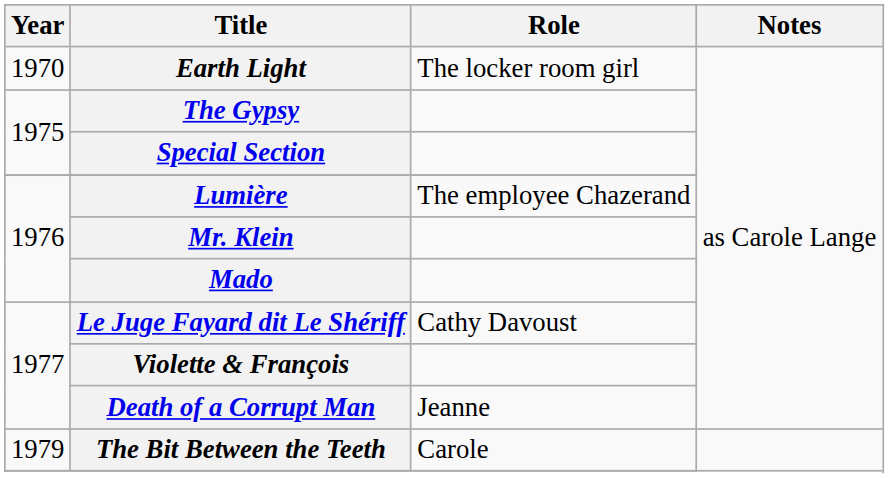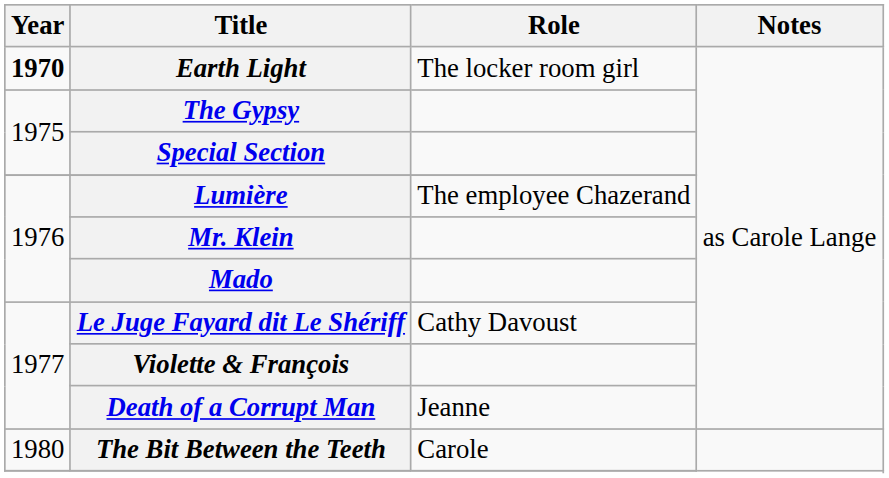(38, 68) normal -> (38, 68) bold
(38, 449) 1979 -> (38, 449) 1980
